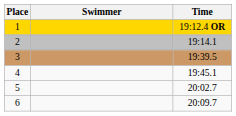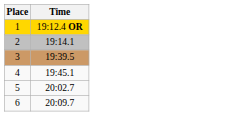- column: (102, 12)
